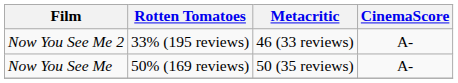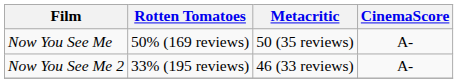rows swapped: (60, 66) <-> (66, 41)
